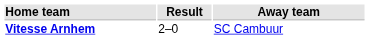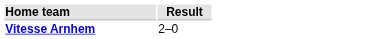- column: (289, 12)
